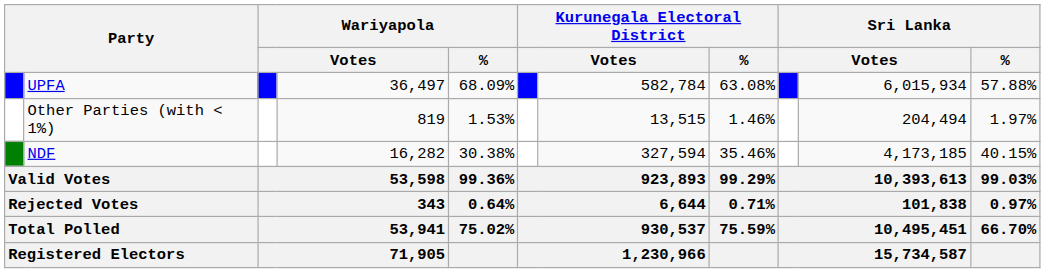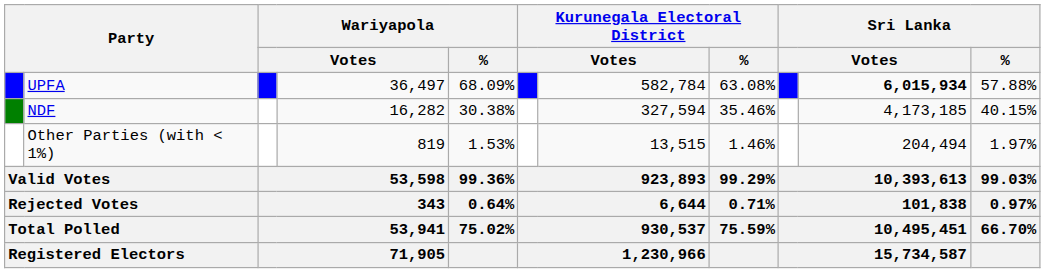(925, 85) normal -> (925, 85) bold
rows swapped: (41, 154) <-> (125, 120)
